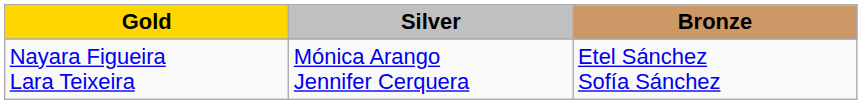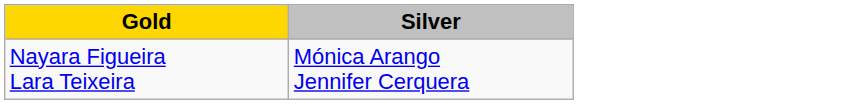- column: (715, 21)
